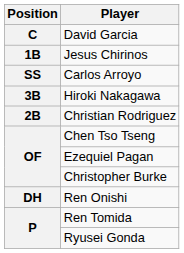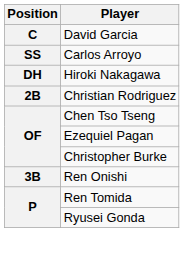- row: (106, 55)
(33, 95) 3B -> (33, 75) DH
(33, 197) DH -> (33, 177) 3B
